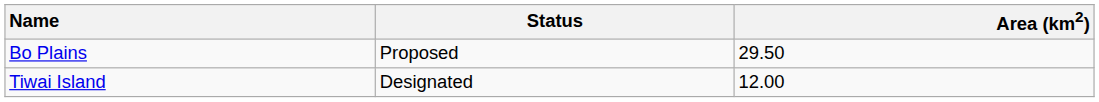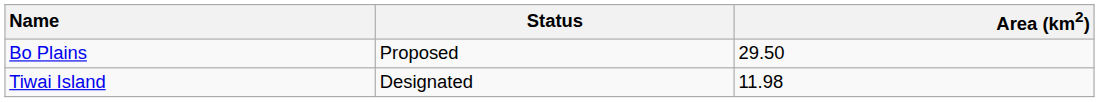(761, 82) 12.00 -> (761, 82) 11.98
